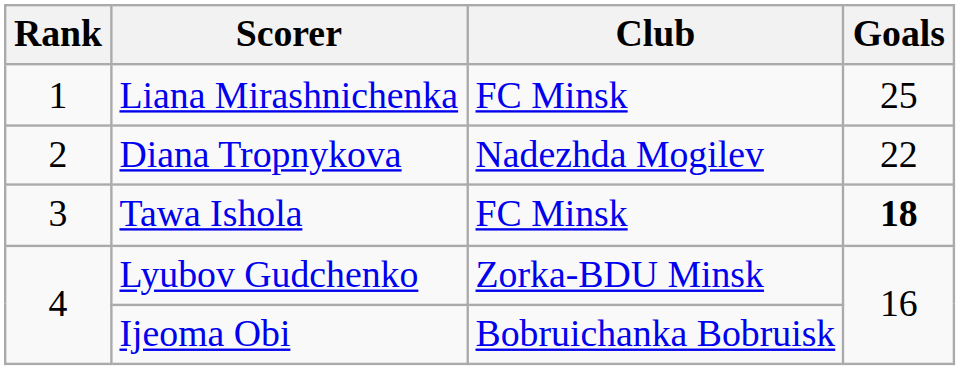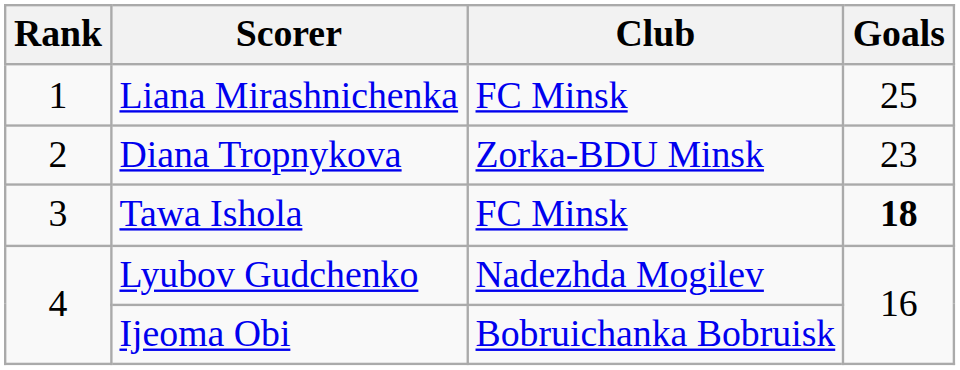(620, 154) Nadezhda Mogilev -> (620, 154) Zorka-BDU Minsk
(899, 154) 22 -> (899, 154) 23
(620, 273) Zorka-BDU Minsk -> (620, 273) Nadezhda Mogilev
